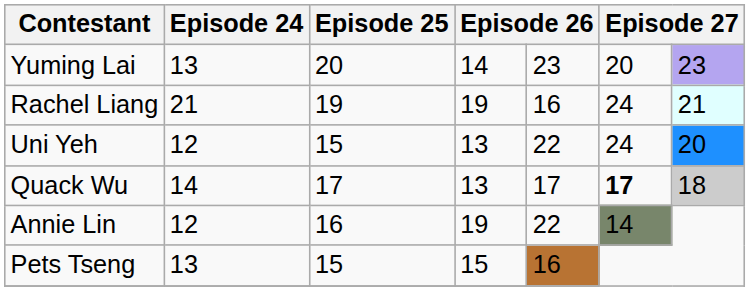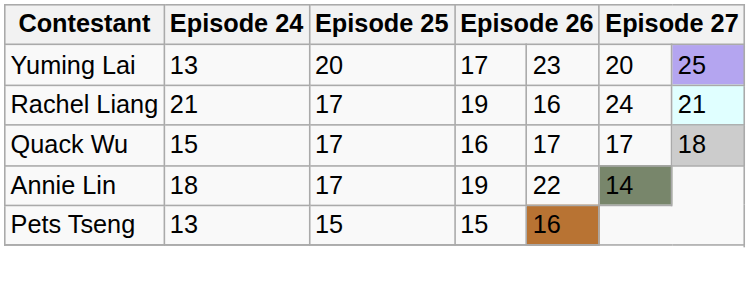(474, 64) 14 -> (474, 64) 17
(692, 64) 23 -> (692, 64) 25
(329, 104) 19 -> (329, 104) 17
- row: (54, 144)
(184, 184) 14 -> (184, 144) 15
(474, 184) 13 -> (474, 144) 16
(619, 184) bold -> (619, 144) normal
(184, 225) 12 -> (184, 184) 18
(329, 225) 16 -> (329, 184) 17
